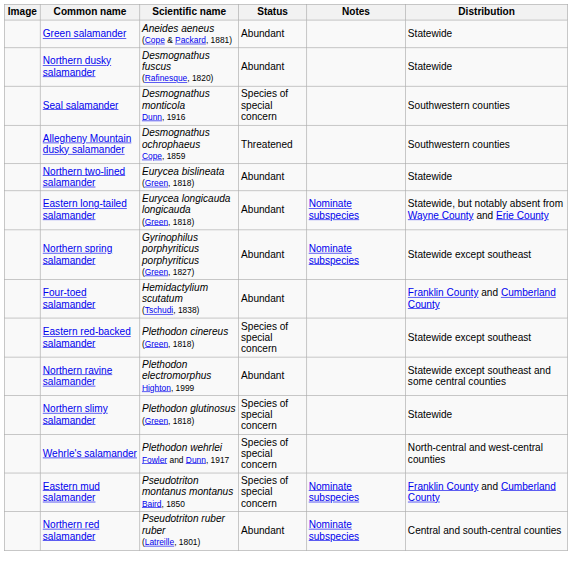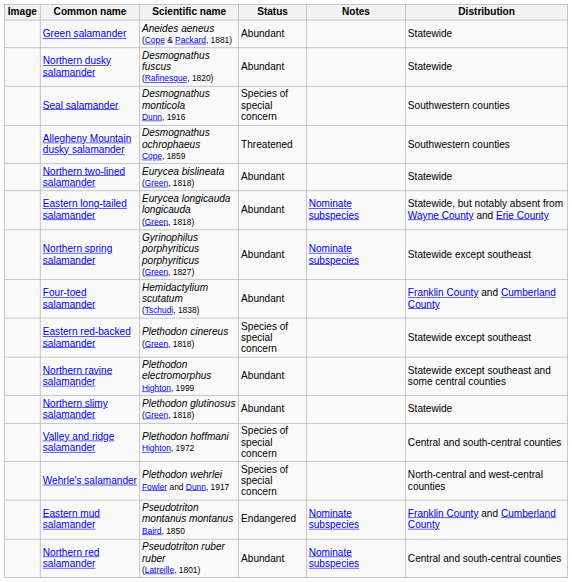(265, 415) Species of special concern -> (263, 409) Abundant
+ row: (79, 442)
(265, 492) Species of special concern -> (269, 519) Endangered
